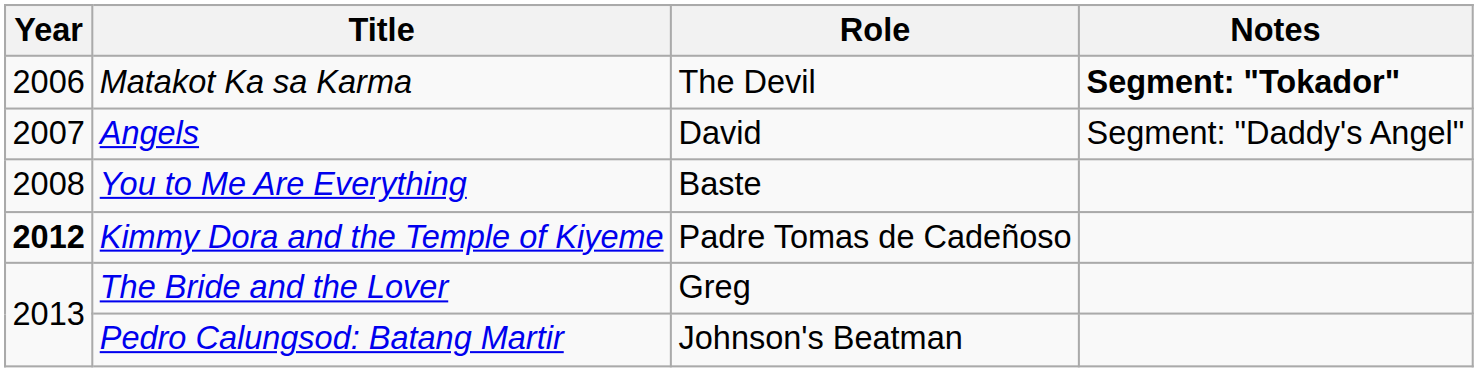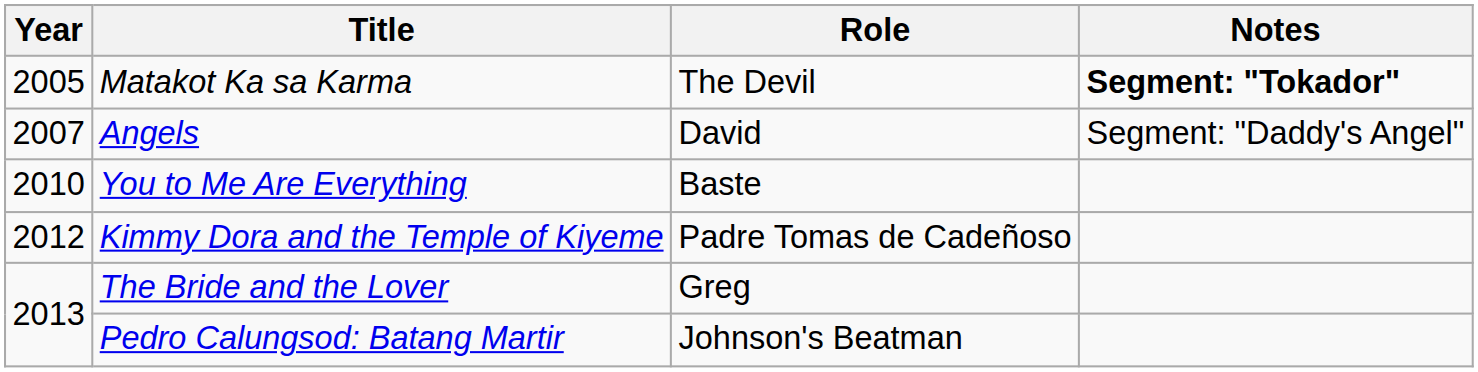(49, 81) 2006 -> (49, 81) 2005
(49, 184) 2008 -> (49, 184) 2010
(49, 236) bold -> (49, 236) normal
